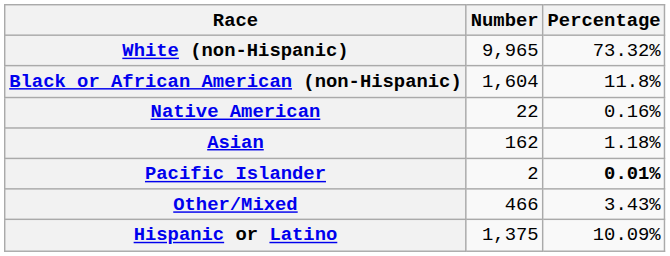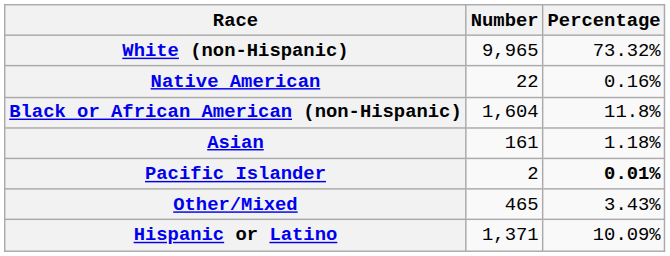rows swapped: (235, 82) <-> (235, 112)
(522, 143) 162 -> (522, 143) 161
(522, 204) 466 -> (522, 204) 465
(510, 235) 1,375 -> (510, 235) 1,371
